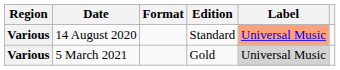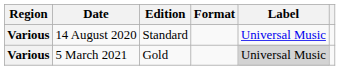columns swapped: (212, 14) <-> (163, 14)
(283, 34) lightsalmon background -> (283, 34) no background
